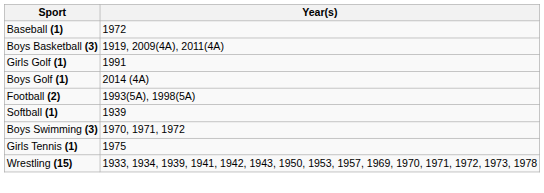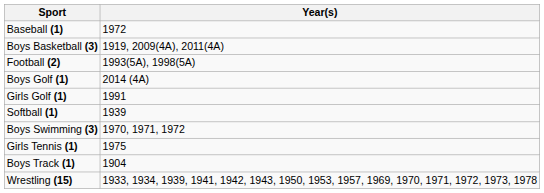rows swapped: (33, 96) <-> (37, 63)
+ row: (41, 163)
